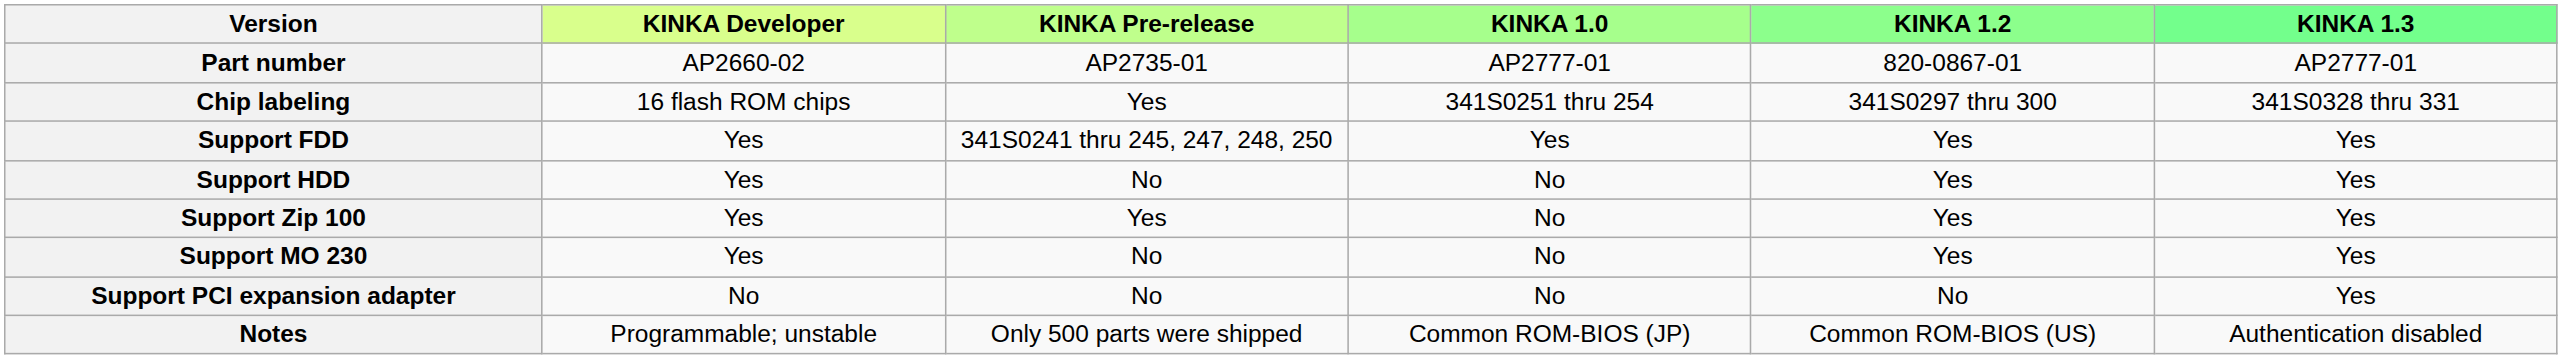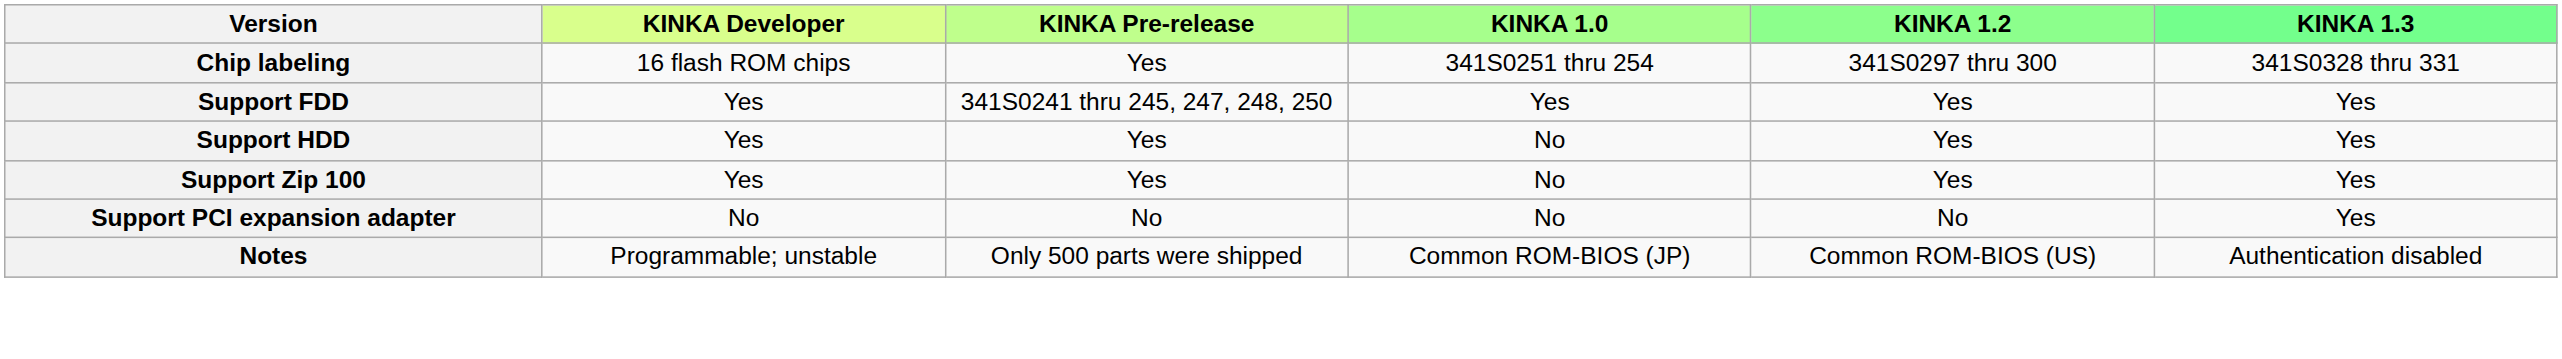- row: (273, 62)
(1147, 179) No -> (1147, 140) Yes
- row: (273, 256)
